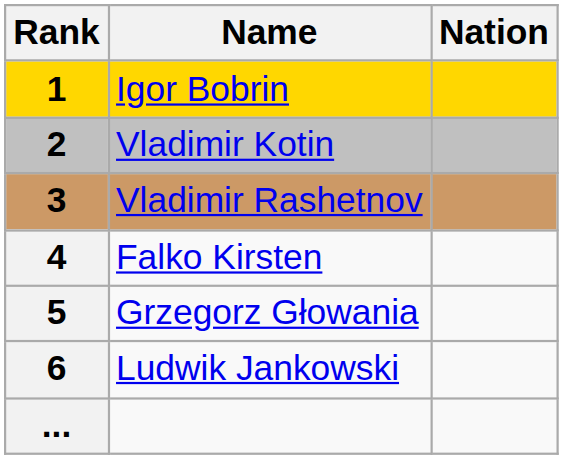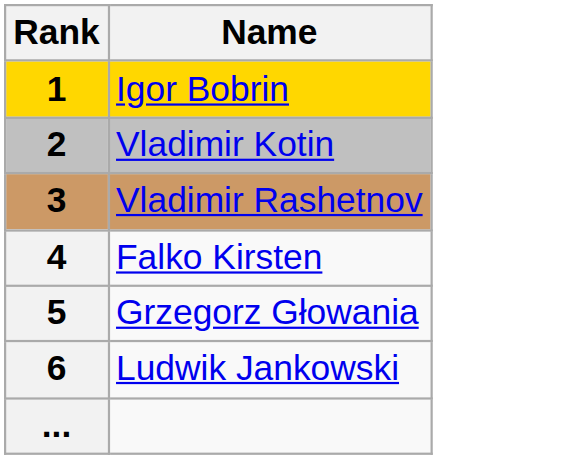- column: (494, 32)
